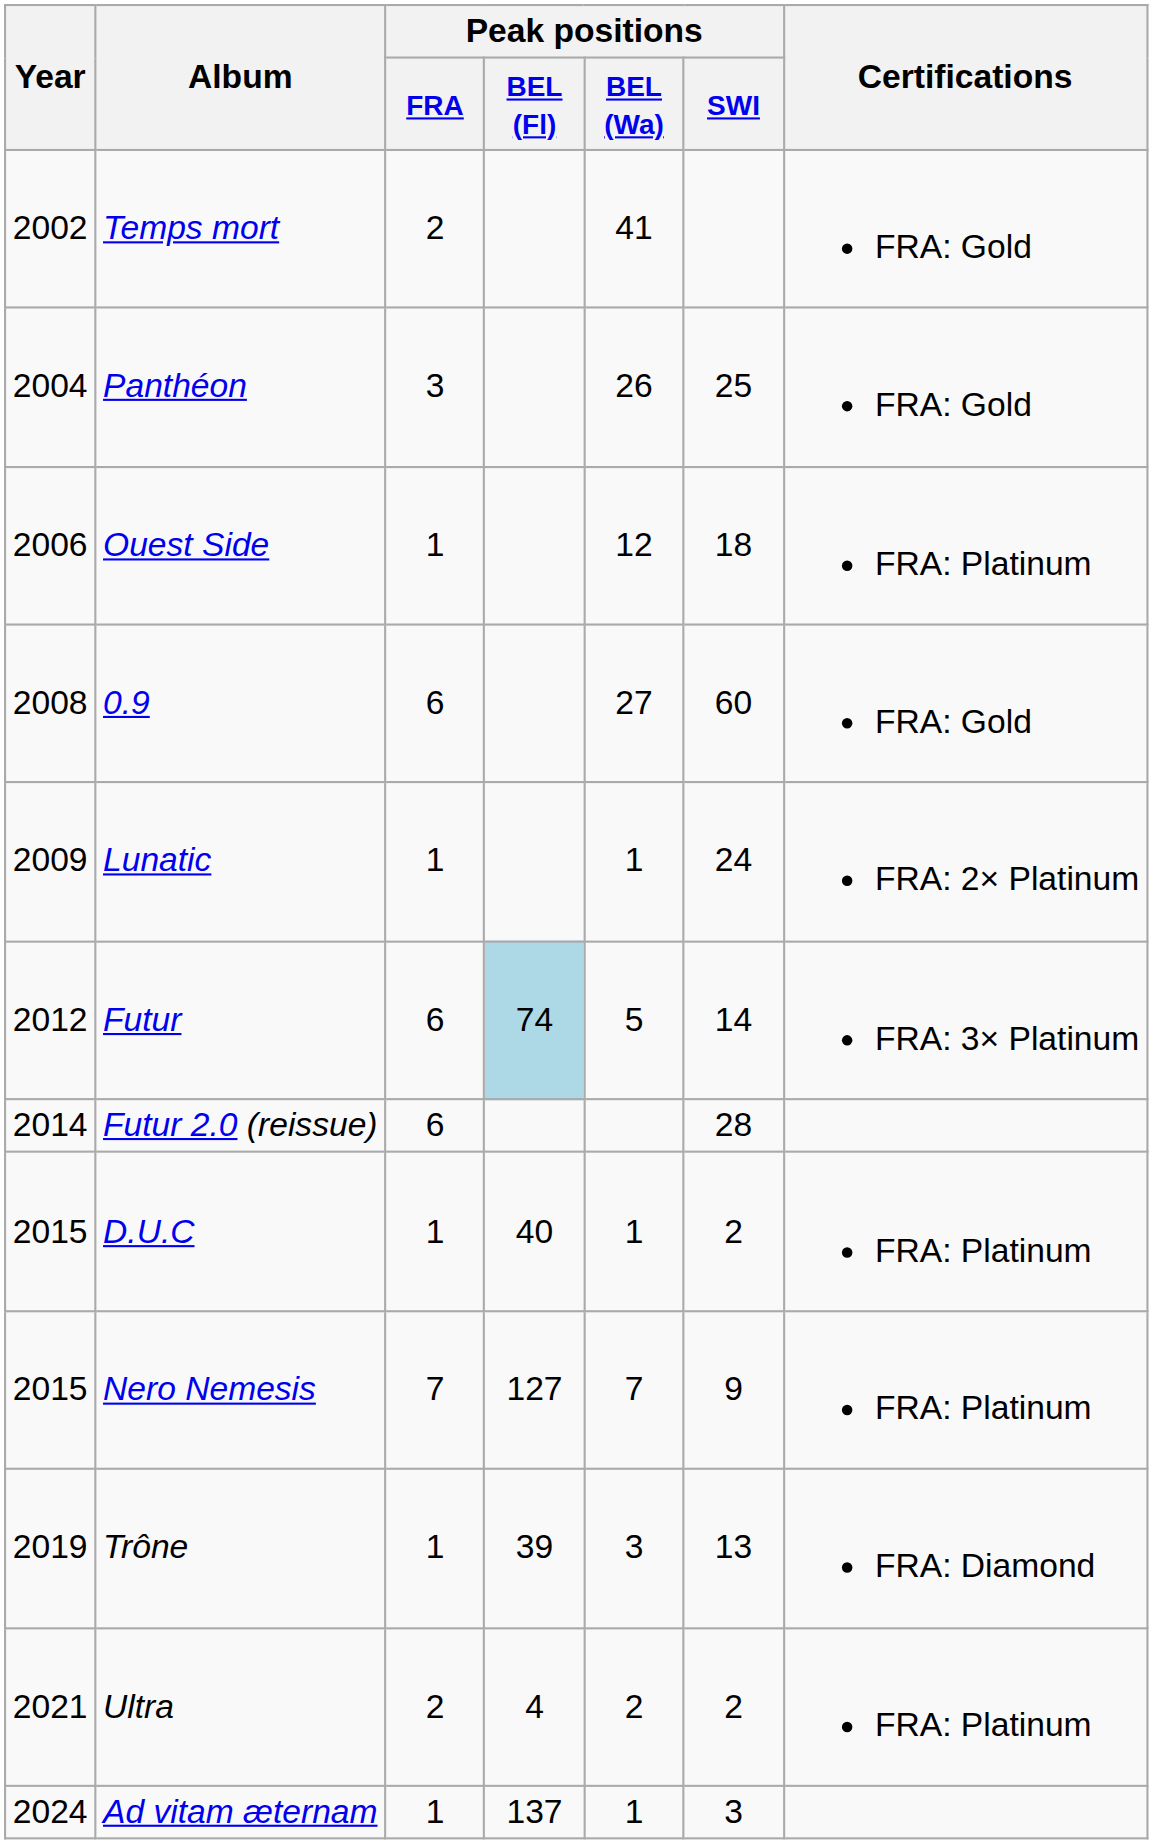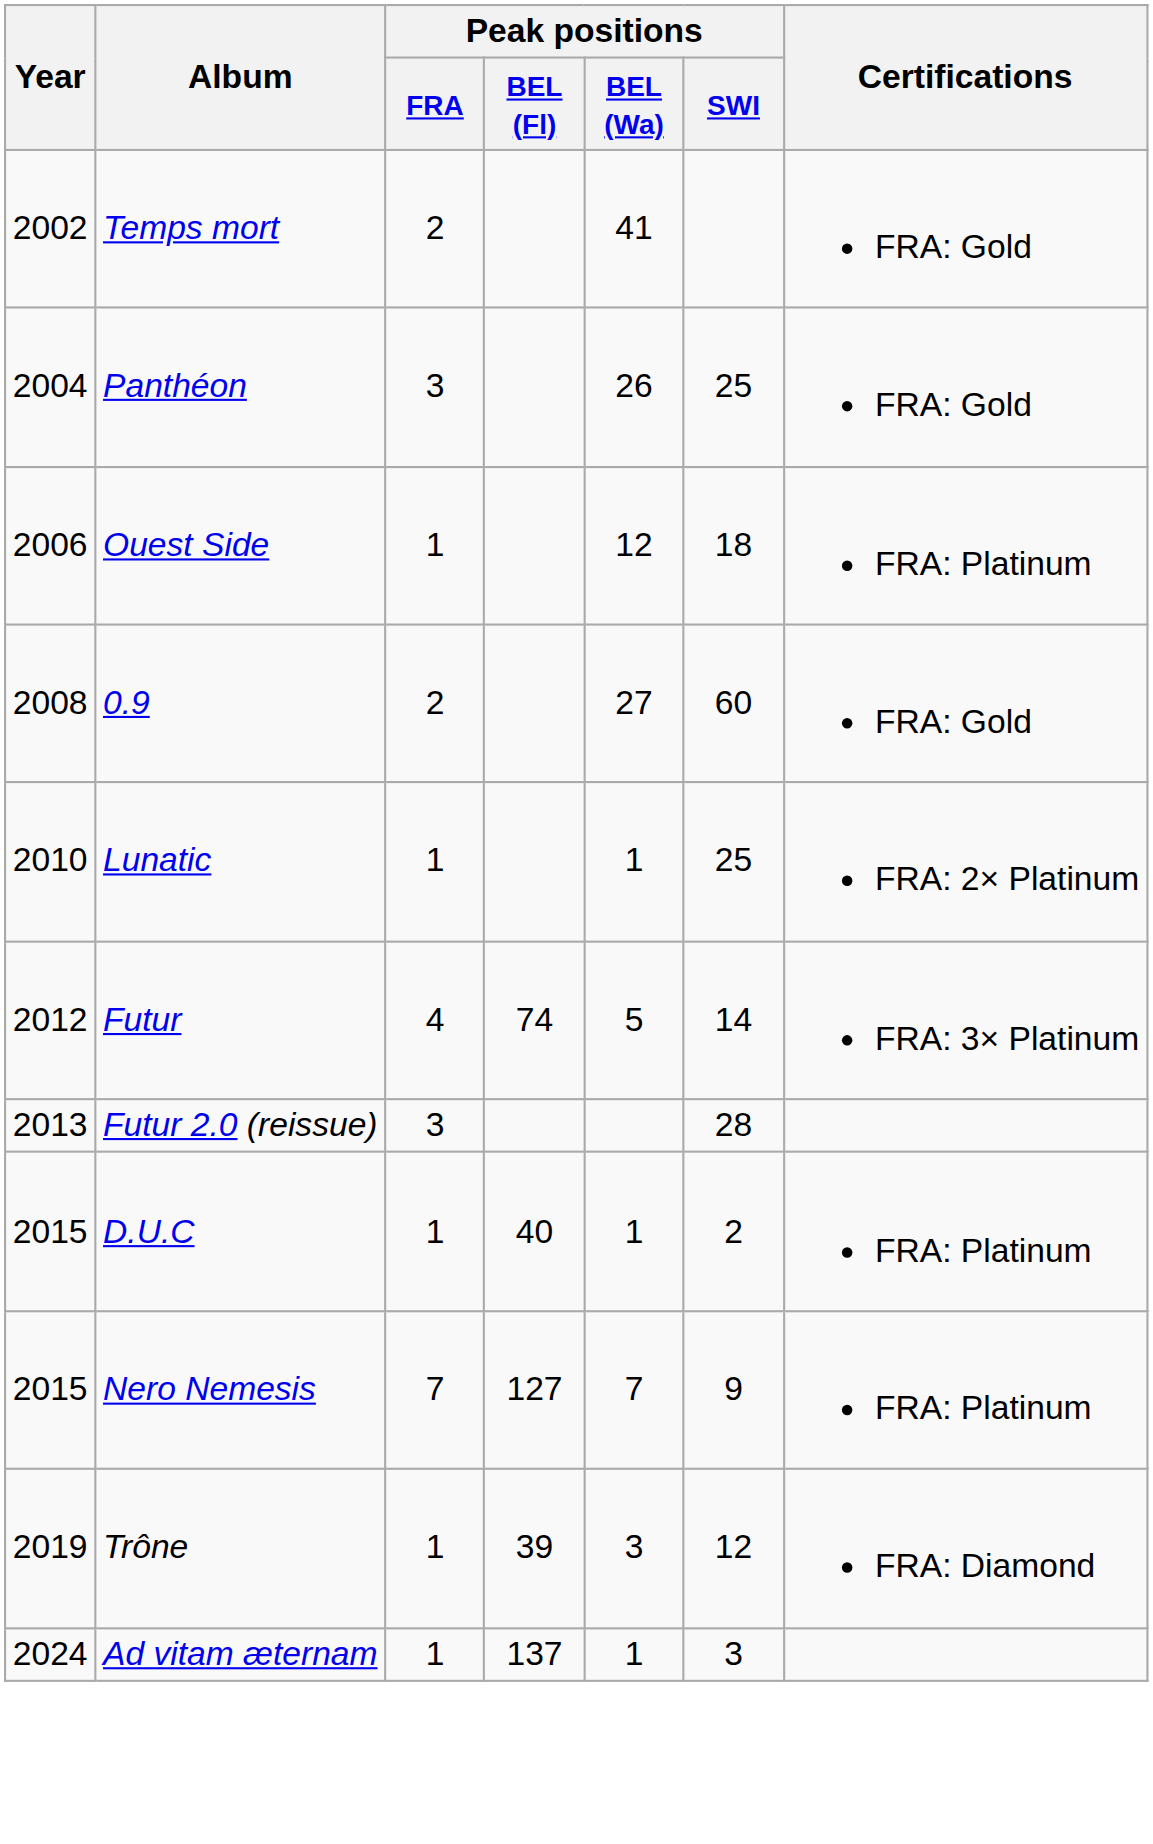(435, 702) 6 -> (435, 702) 2
(50, 861) 2009 -> (50, 861) 2010
(733, 861) 24 -> (733, 861) 25
(435, 1019) 6 -> (435, 1019) 4
(534, 1019) lightblue background -> (534, 1019) no background
(50, 1125) 2014 -> (50, 1125) 2013
(435, 1125) 6 -> (435, 1125) 3
(733, 1547) 13 -> (733, 1547) 12
- row: (138, 1705)
